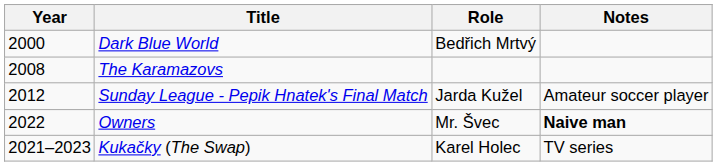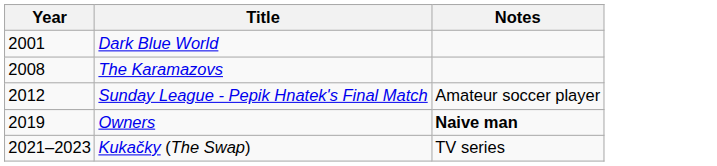- column: (486, 17)
(27, 43) 2000 -> (27, 43) 2001
(27, 122) 2022 -> (27, 122) 2019
